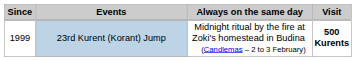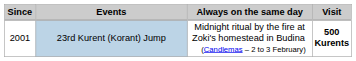(20, 38) 1999 -> (20, 38) 2001
